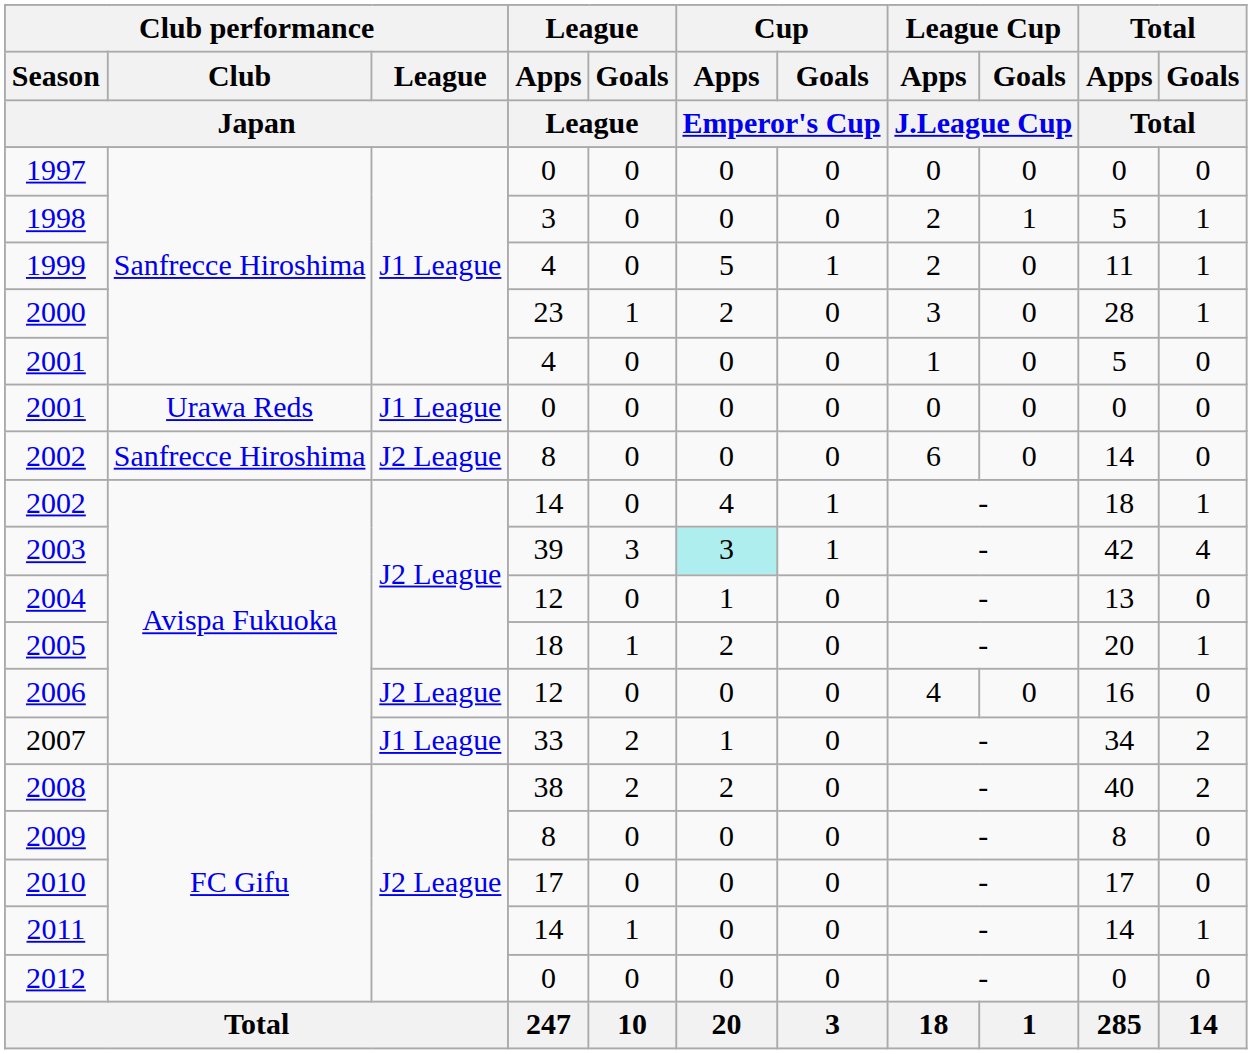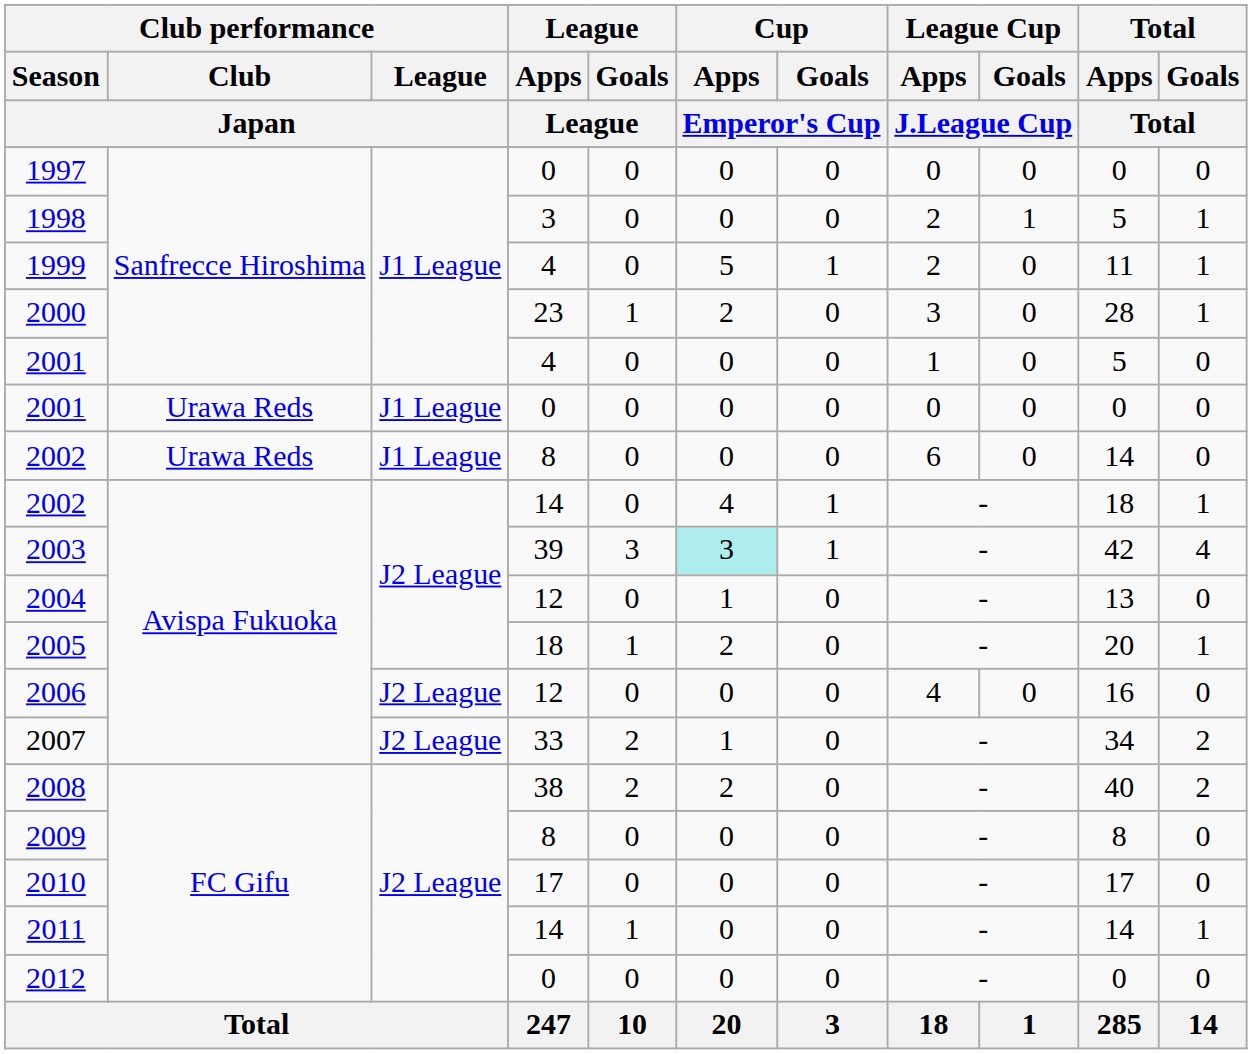(240, 455) Sanfrecce Hiroshima -> (240, 455) Urawa Reds
(440, 455) J2 League -> (440, 455) J1 League
(440, 739) J1 League -> (440, 739) J2 League
